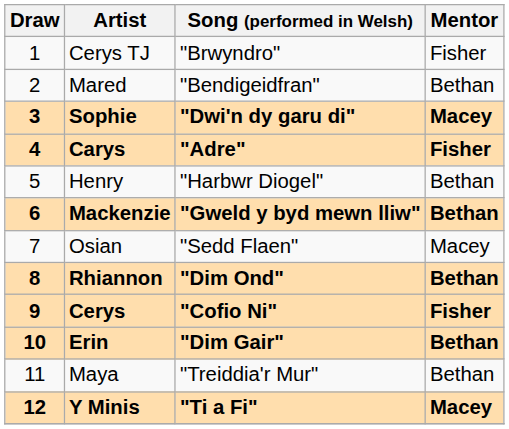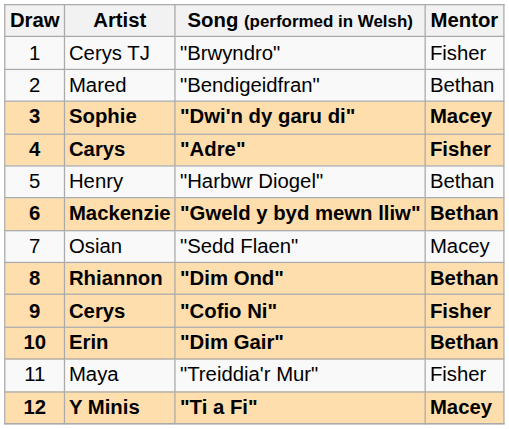(462, 375) Bethan -> (458, 375) Fisher
